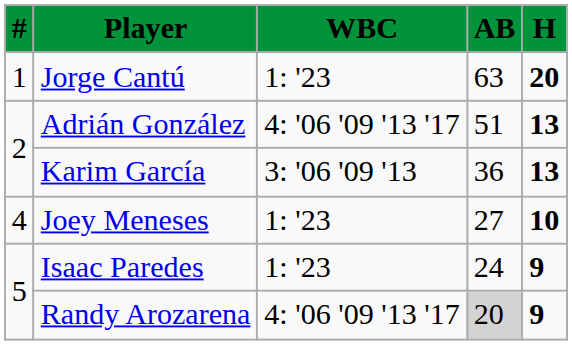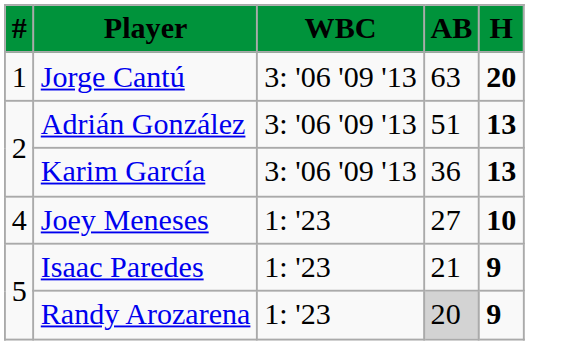(298, 76) 1: '23 -> (341, 76) 3: '06 '09 '13
(362, 123) 4: '06 '09 '13 '17 -> (341, 123) 3: '06 '09 '13
(489, 266) 24 -> (446, 266) 21
(362, 314) 4: '06 '09 '13 '17 -> (298, 314) 1: '23
